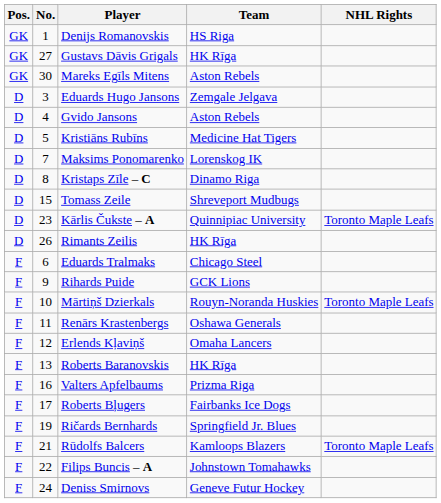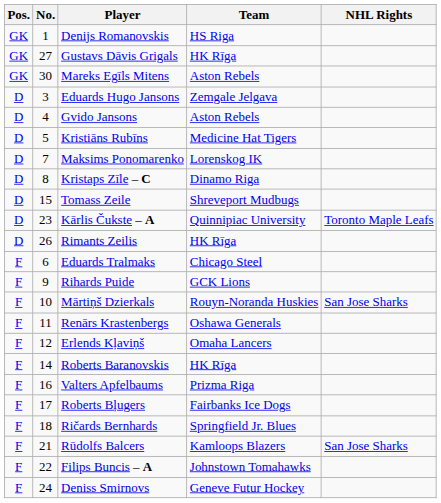(379, 302) Toronto Maple Leafs -> (366, 302) San Jose Sharks
(46, 364) 13 -> (46, 364) 14
(46, 425) 19 -> (46, 425) 18
(379, 446) Toronto Maple Leafs -> (366, 446) San Jose Sharks
